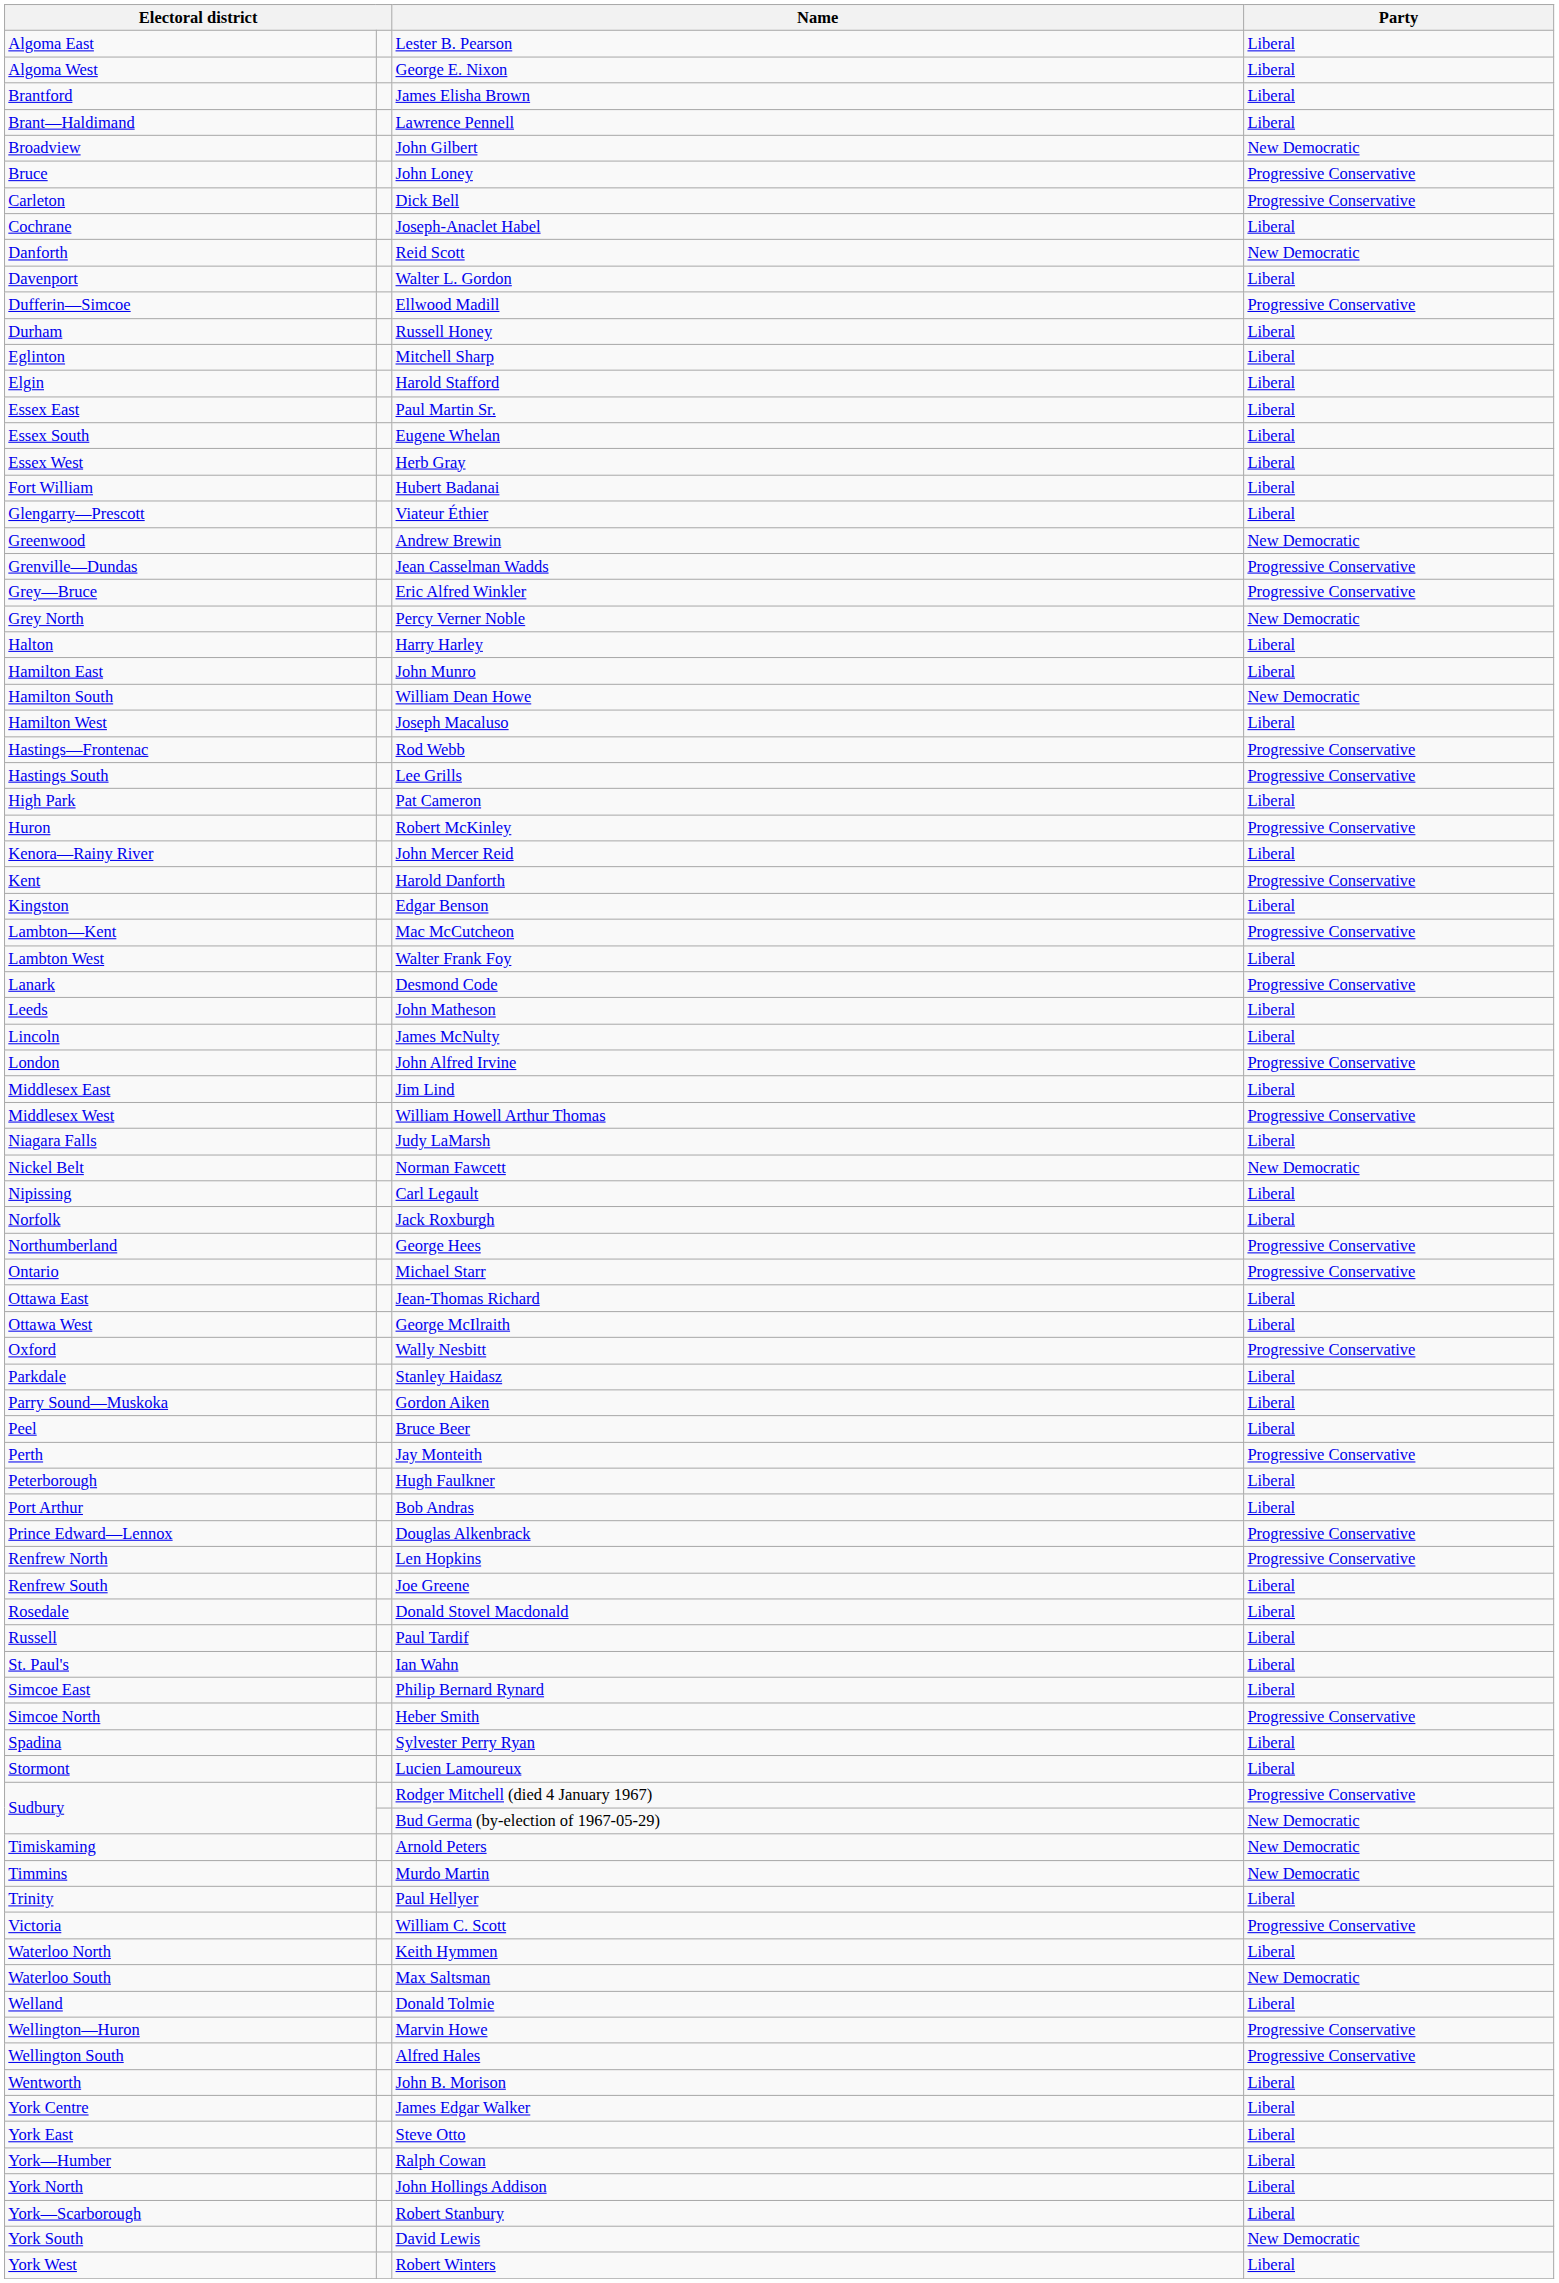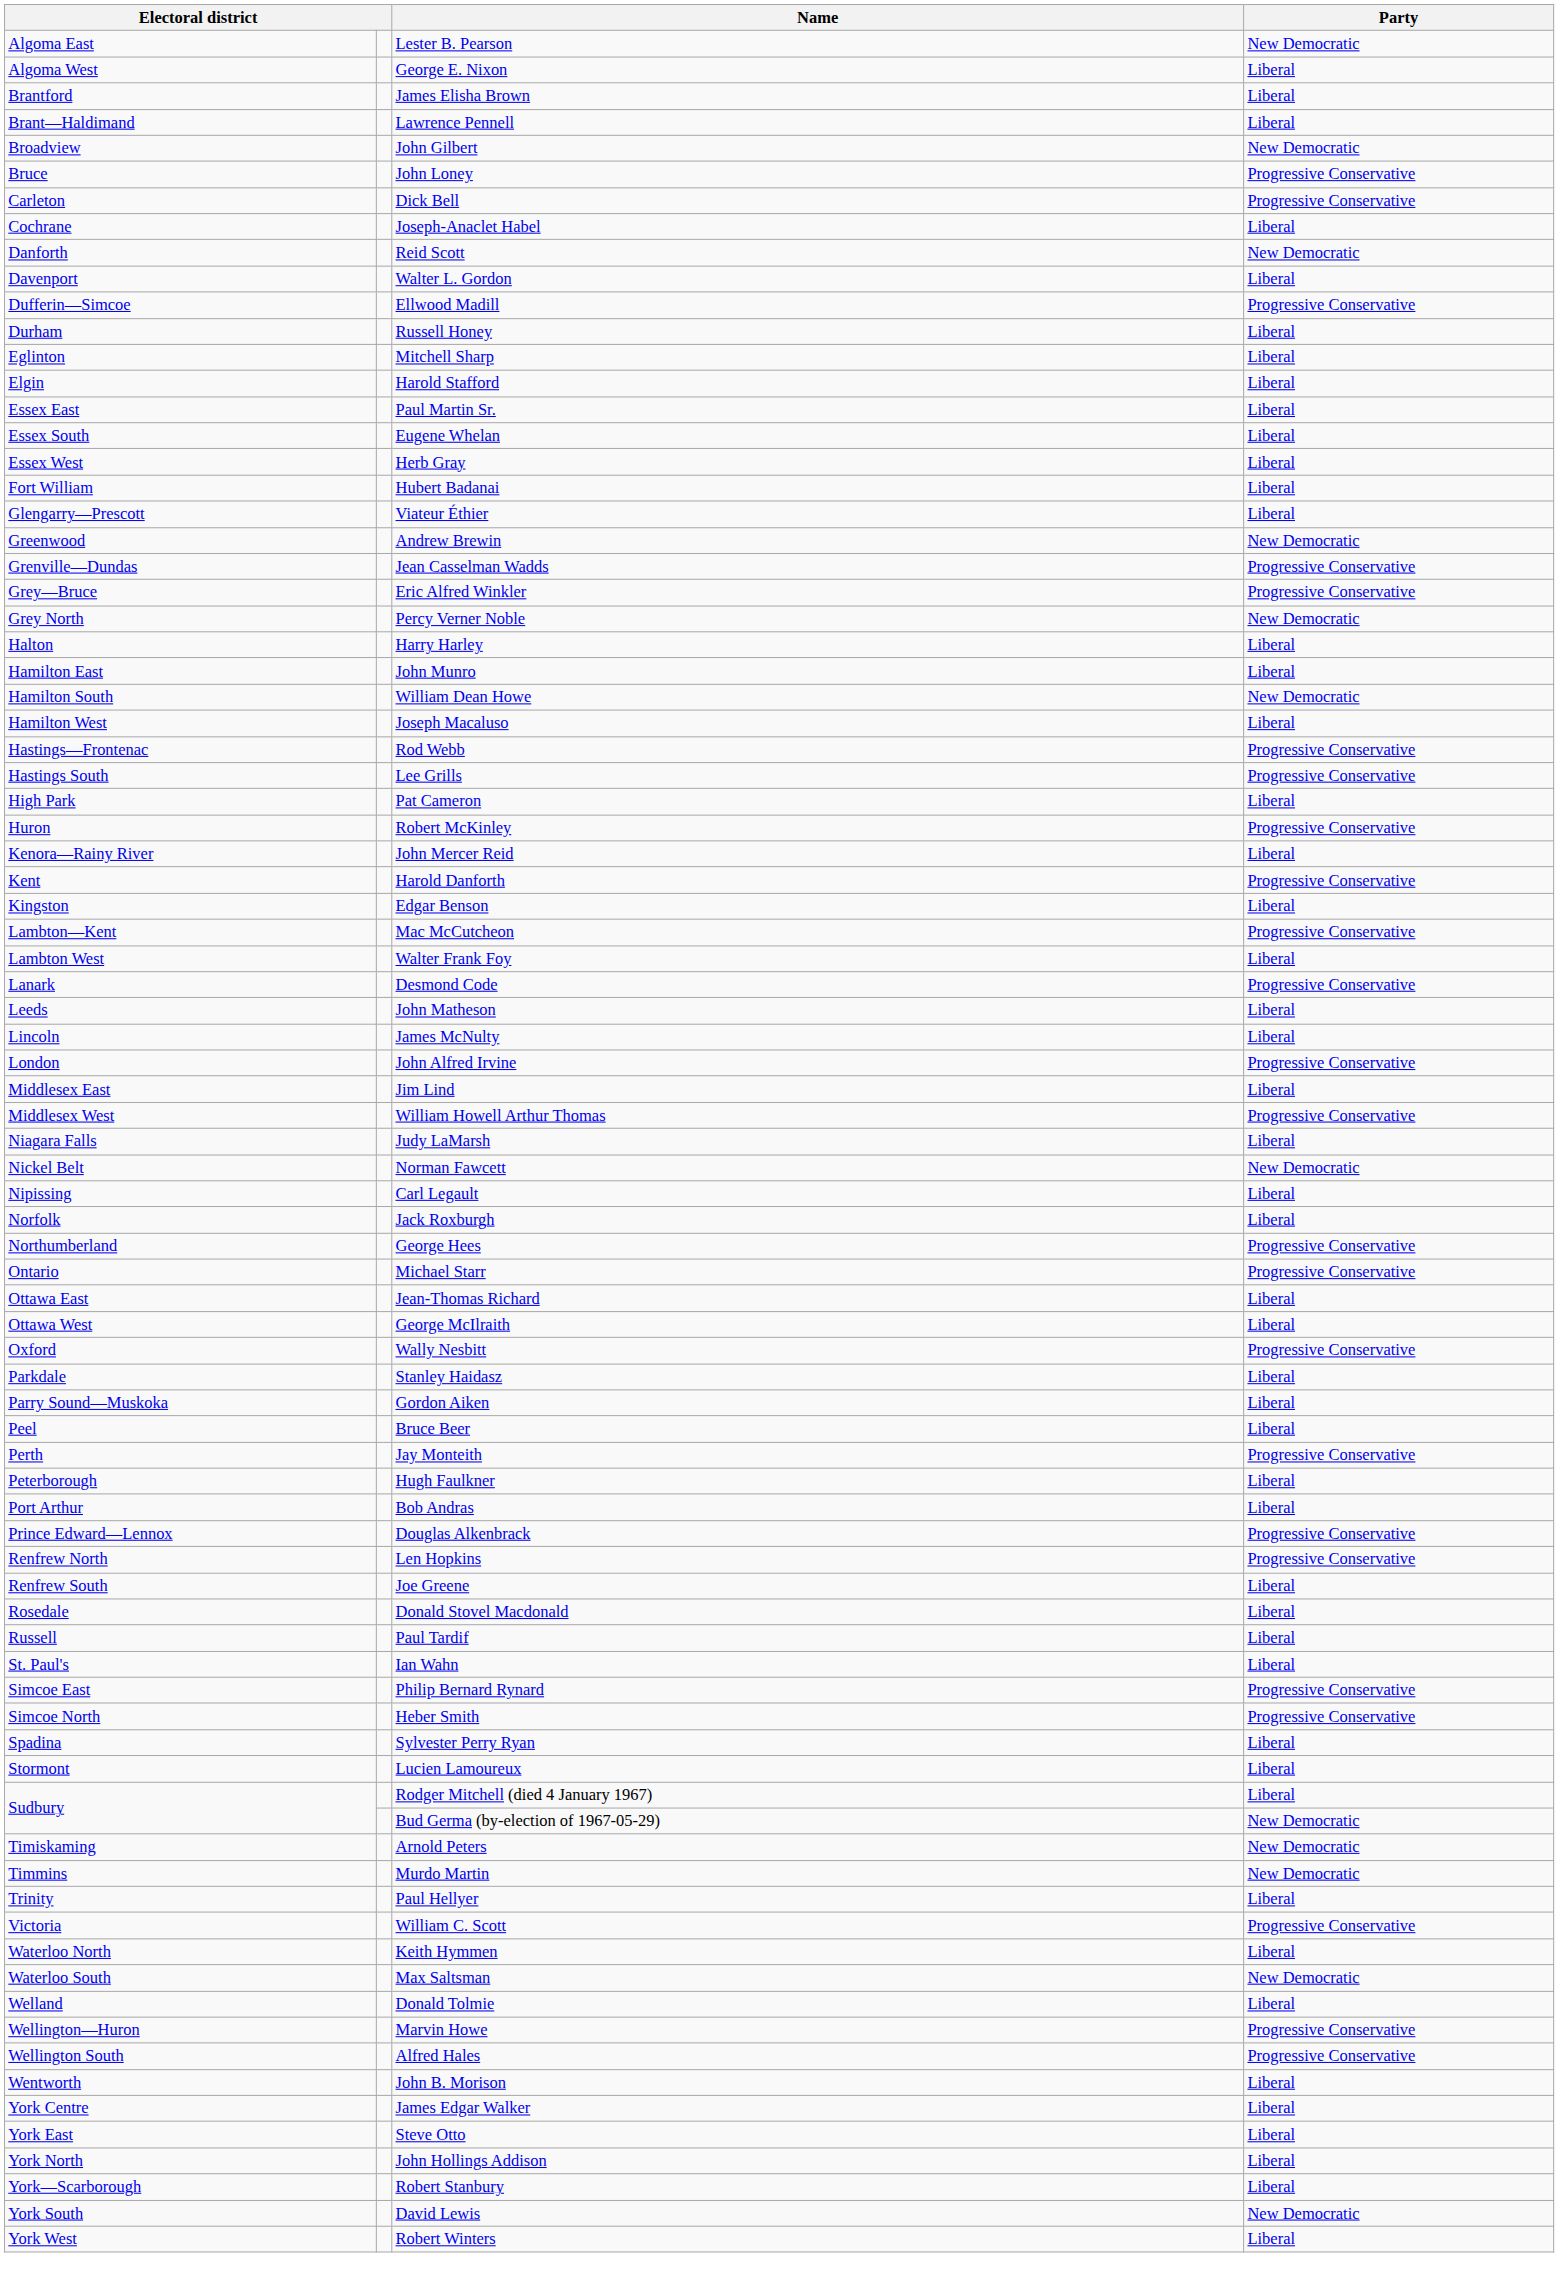(1271, 43) Liberal -> (1304, 43) New Democratic
(1271, 1690) Liberal -> (1331, 1690) Progressive Conservative
(1331, 1794) Progressive Conservative -> (1271, 1794) Liberal
- row: (441, 2160)
